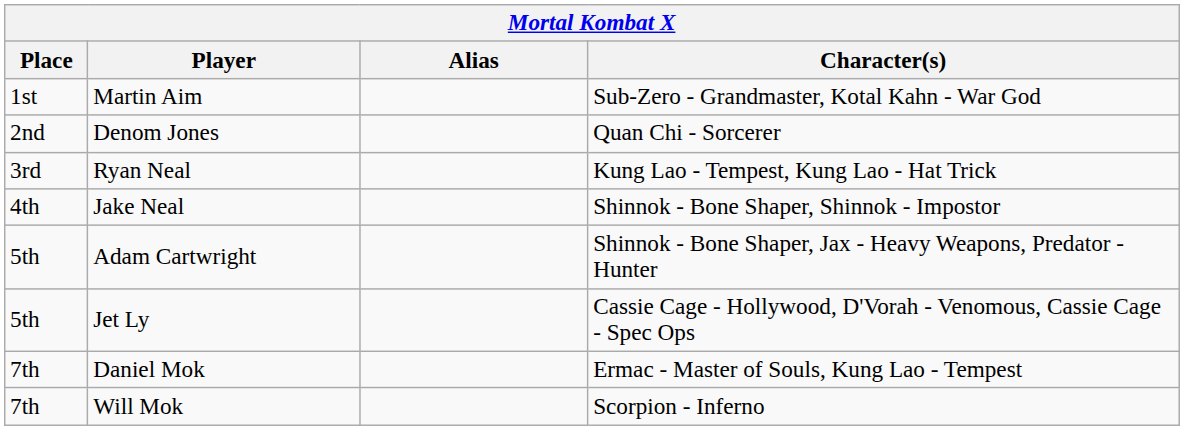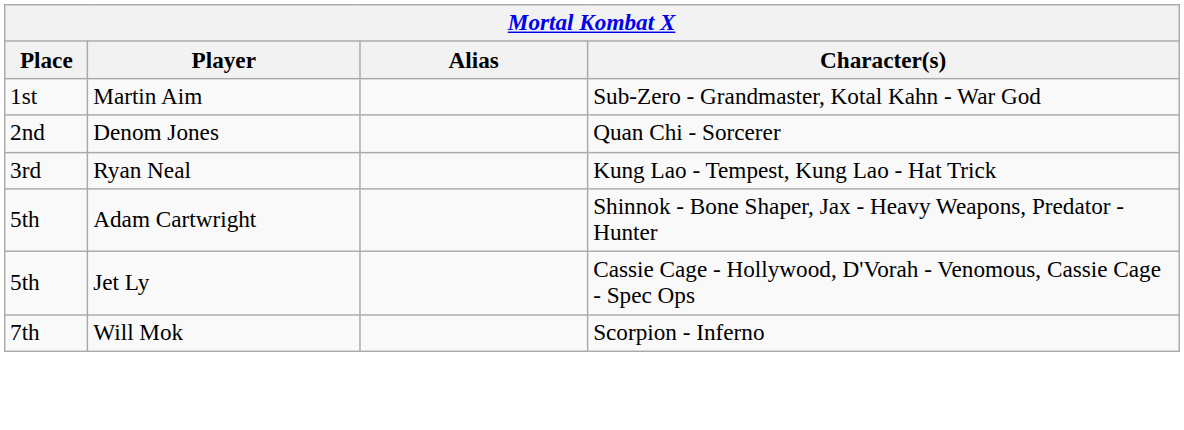- row: (139, 206)
- row: (149, 369)
